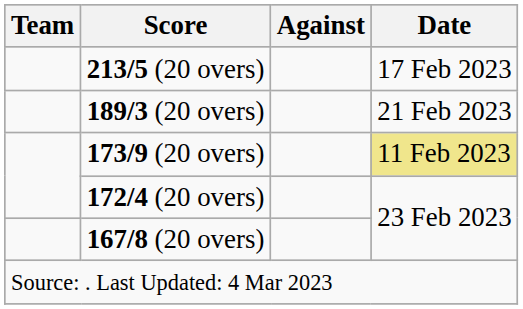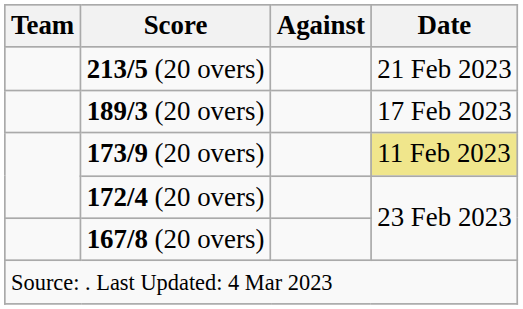(444, 68) 17 Feb 2023 -> (444, 68) 21 Feb 2023
(444, 111) 21 Feb 2023 -> (444, 111) 17 Feb 2023
